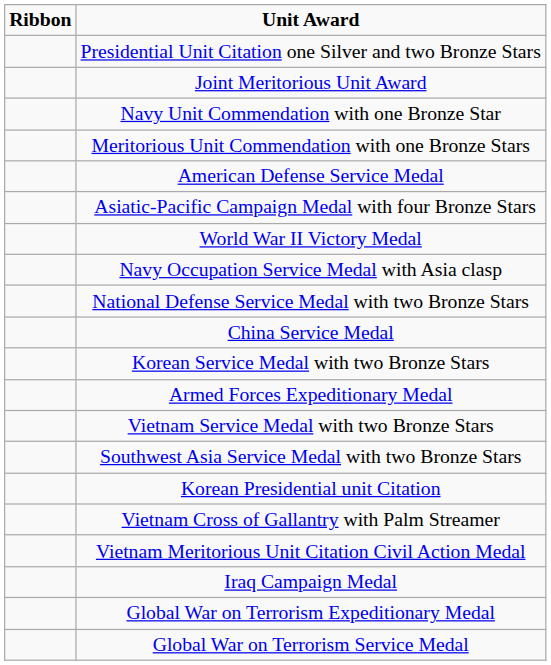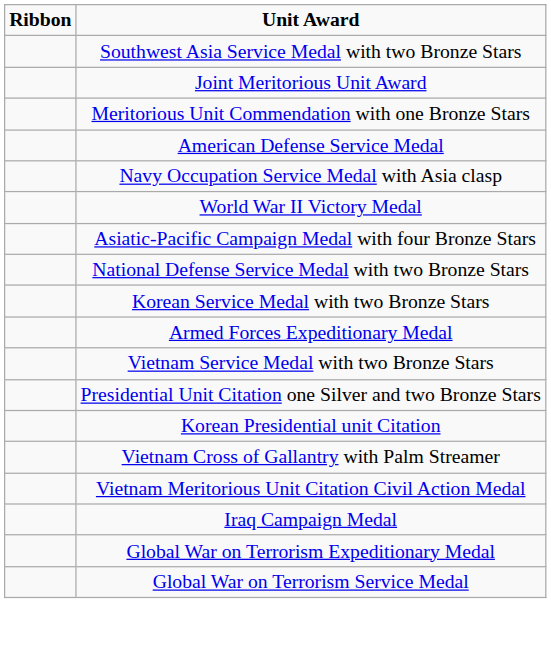rows swapped: (311, 51) <-> (311, 457)
- row: (311, 113)
rows swapped: (311, 207) <-> (311, 269)
- row: (311, 332)
